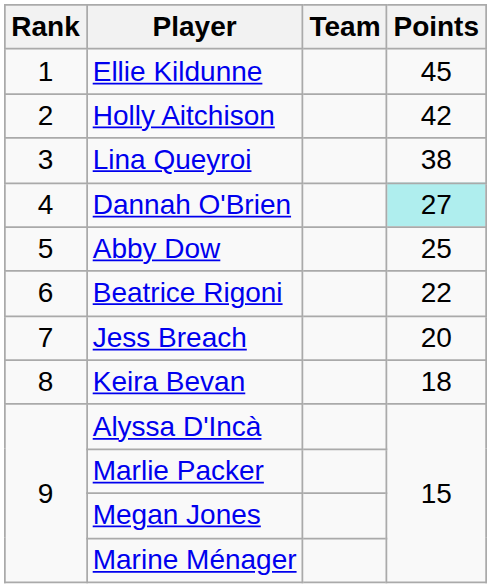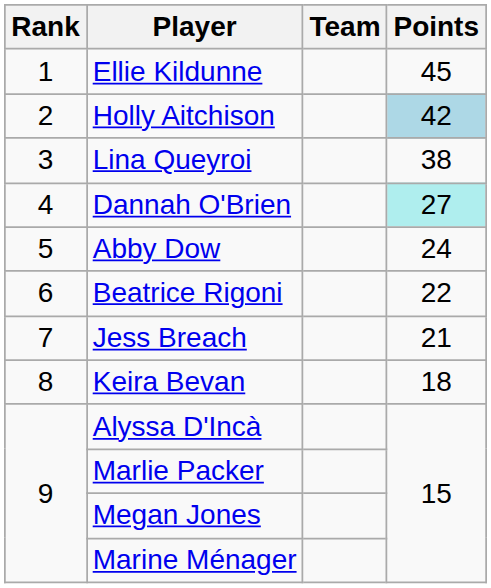(436, 115) no background -> (436, 115) lightblue background
(436, 248) 25 -> (436, 248) 24
(436, 337) 20 -> (436, 337) 21
